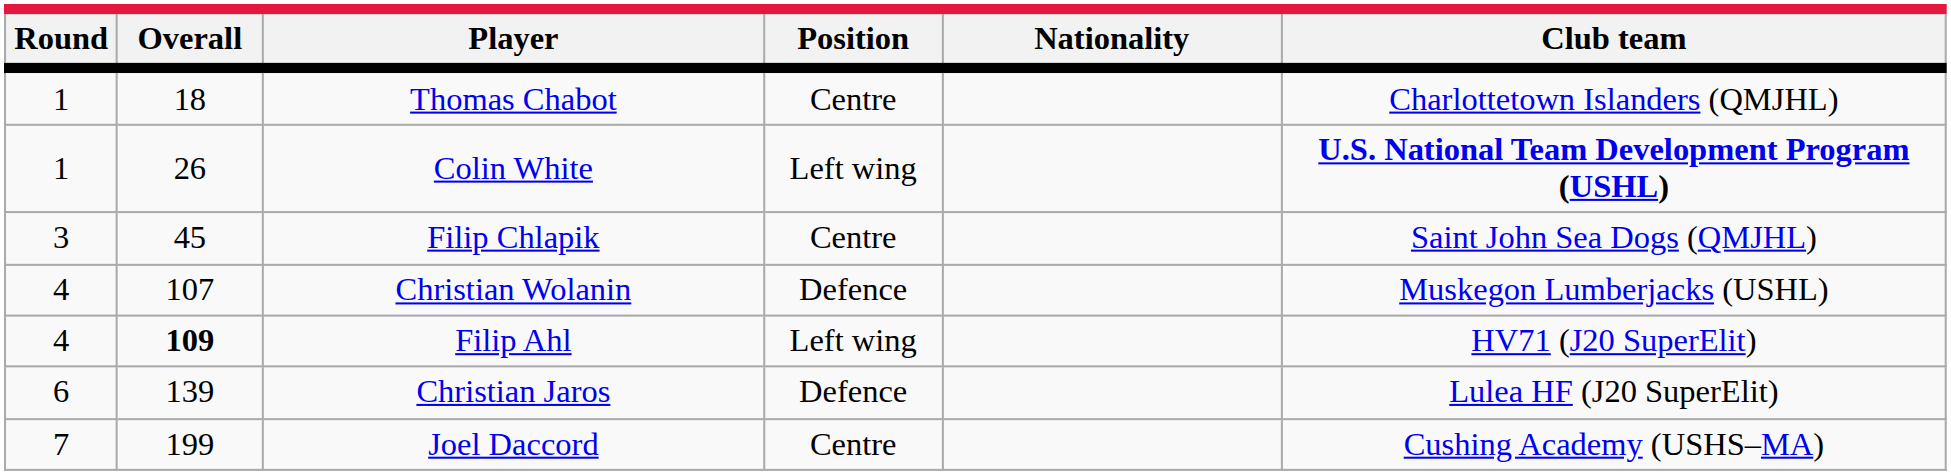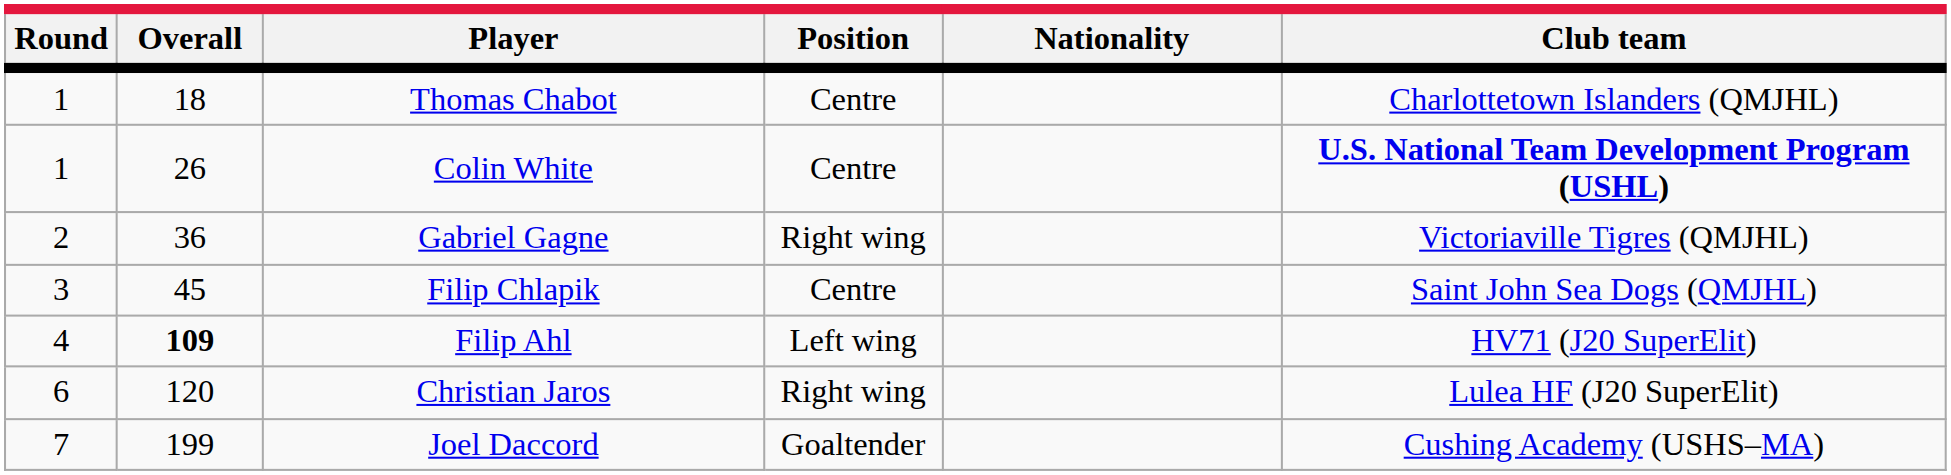(853, 167) Left wing -> (853, 167) Centre
+ row: (513, 237)
- row: (513, 289)
(190, 392) 139 -> (190, 392) 120
(853, 392) Defence -> (853, 392) Right wing
(853, 443) Centre -> (853, 443) Goaltender
